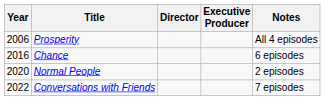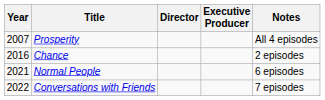(18, 39) 2006 -> (18, 39) 2007
(279, 55) 6 episodes -> (279, 55) 2 episodes
(18, 71) 2020 -> (18, 71) 2021
(279, 71) 2 episodes -> (279, 71) 6 episodes
